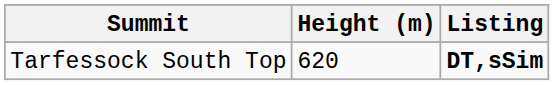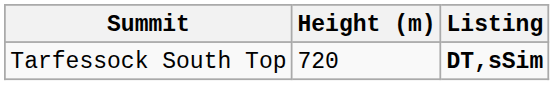(318, 61) 620 -> (318, 61) 720
